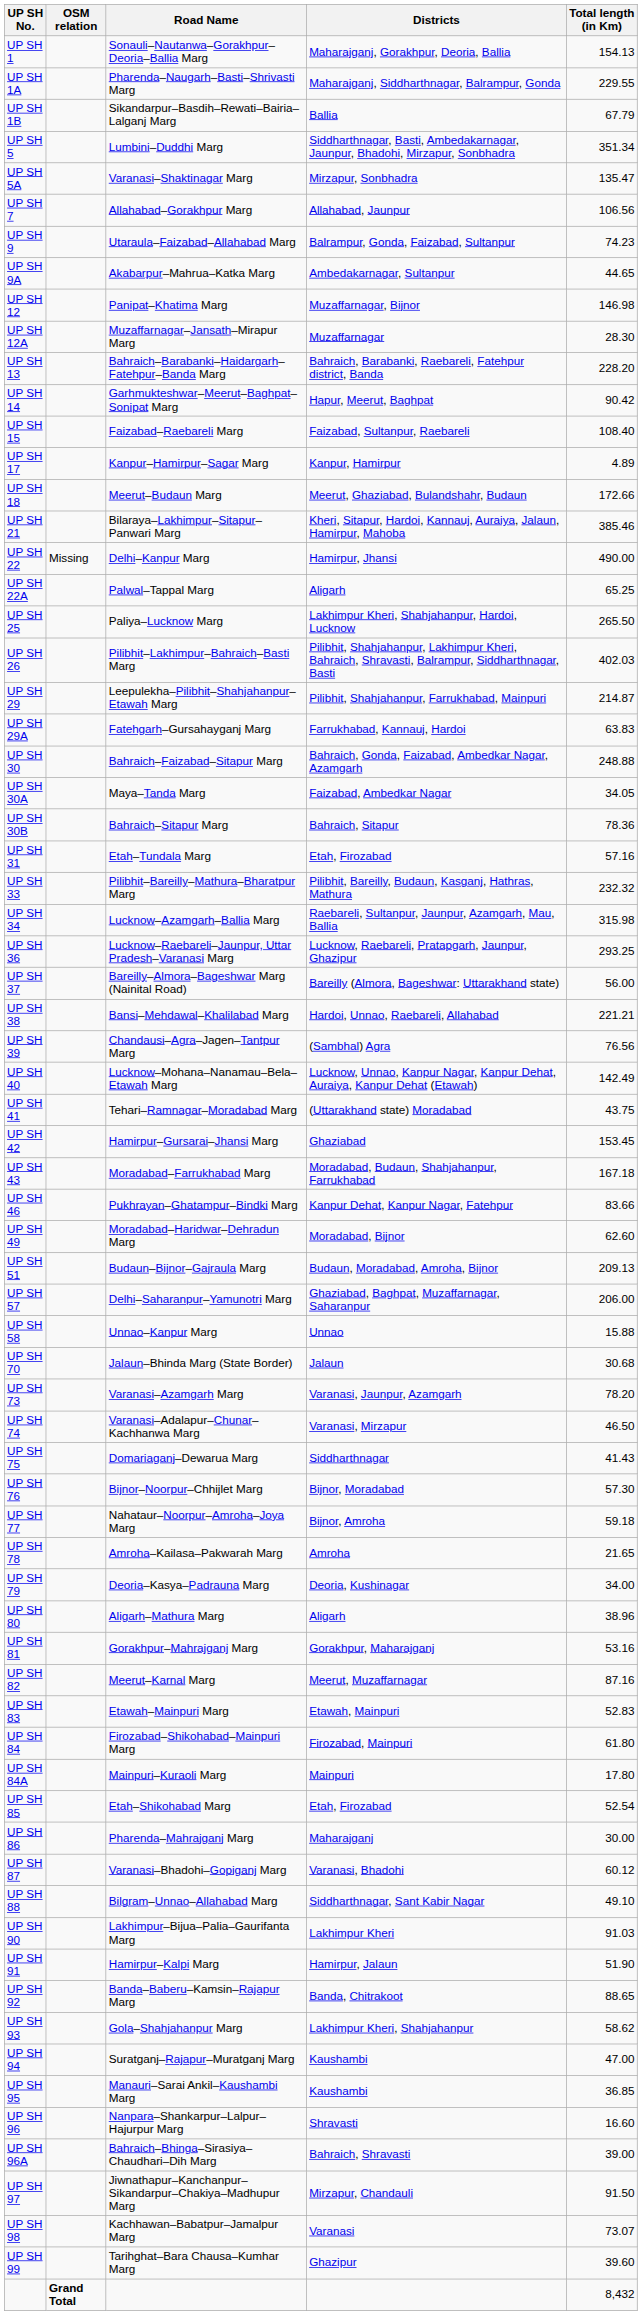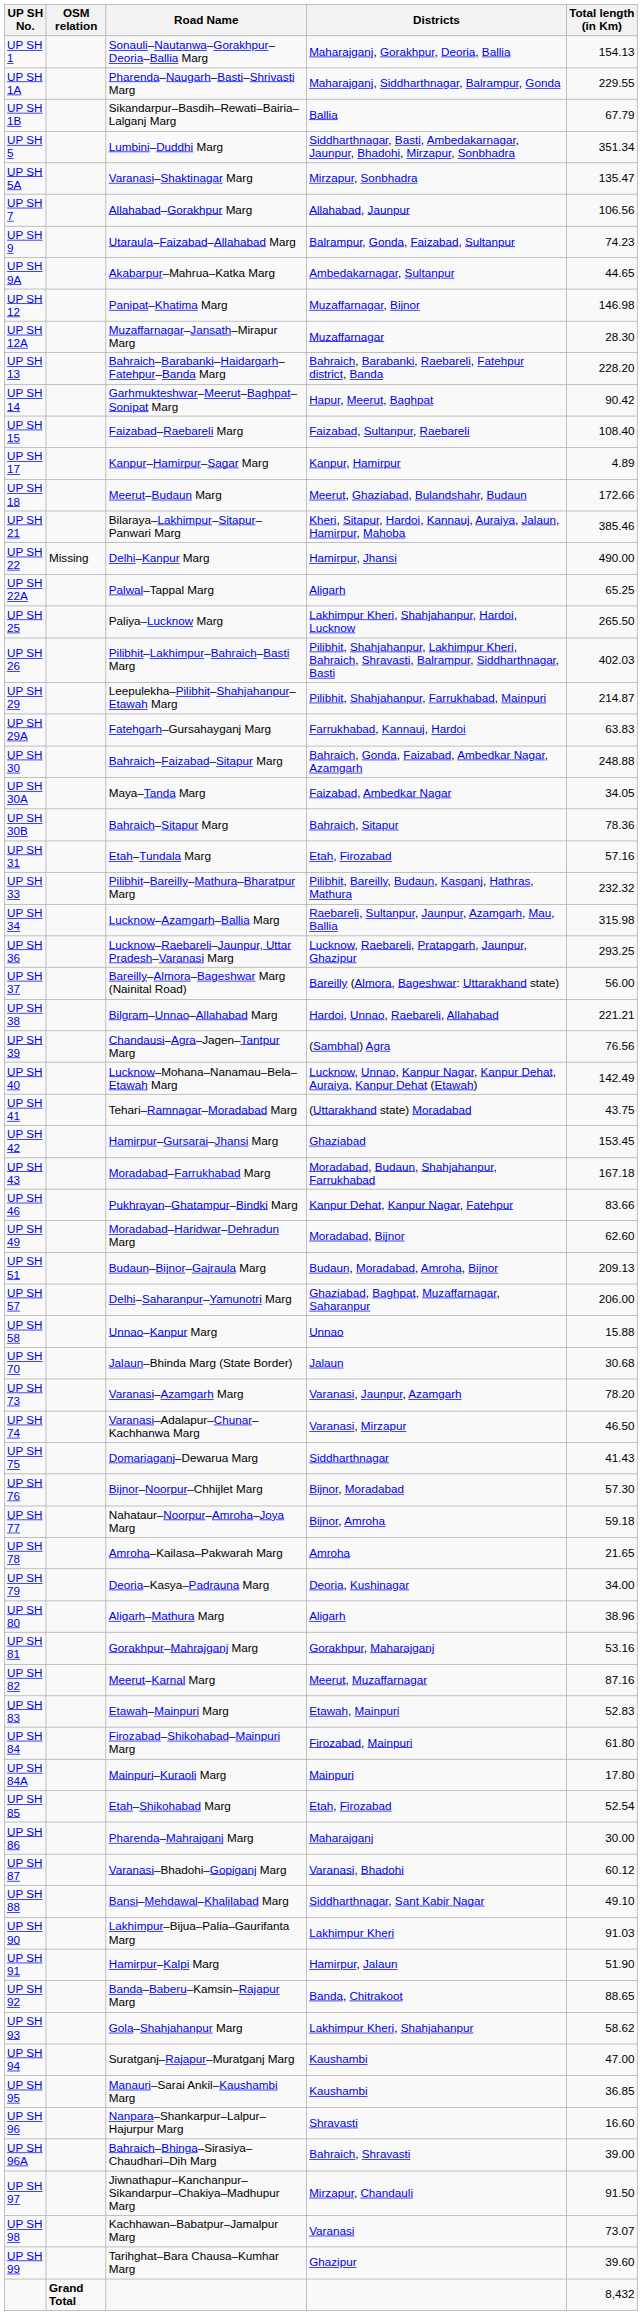(199, 1015) Bansi–Mehdawal–Khalilabad Marg -> (193, 1015) Bilgram–Unnao–Allahabad Marg
(193, 1901) Bilgram–Unnao–Allahabad Marg -> (199, 1901) Bansi–Mehdawal–Khalilabad Marg
